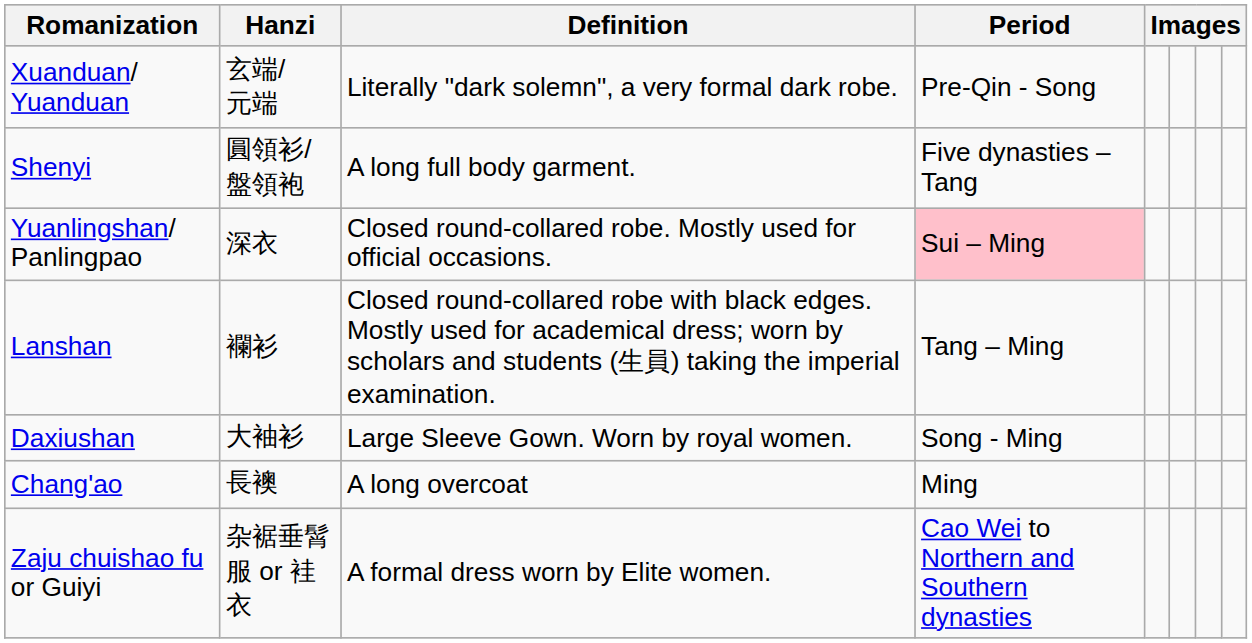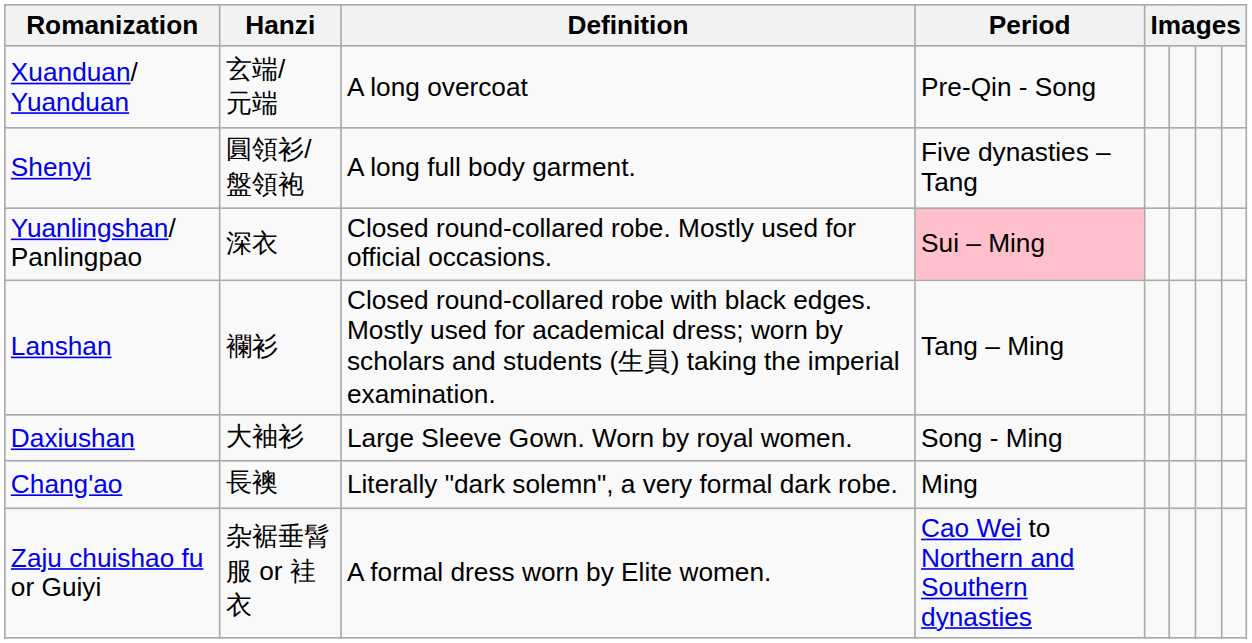(622, 86) Literally "dark solemn", a very formal dark robe. -> (437, 86) A long overcoat
(437, 484) A long overcoat -> (622, 484) Literally "dark solemn", a very formal dark robe.
